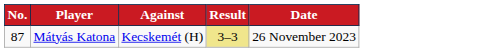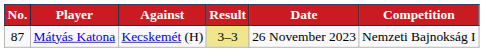+ column: (419, 15)
